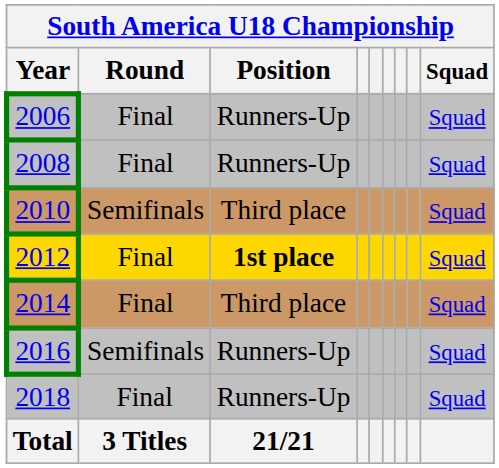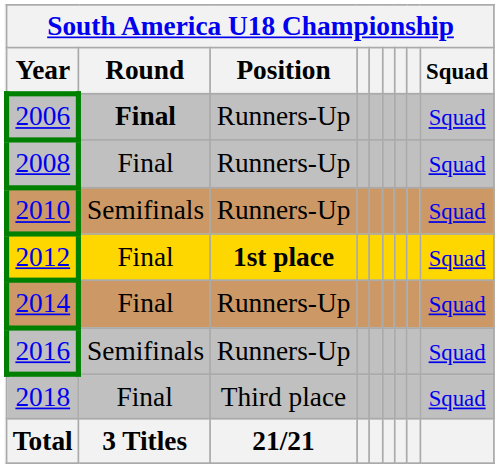(146, 116) normal -> (146, 116) bold
(284, 210) Third place -> (284, 210) Runners-Up
(284, 303) Third place -> (284, 303) Runners-Up
(284, 396) Runners-Up -> (284, 396) Third place
